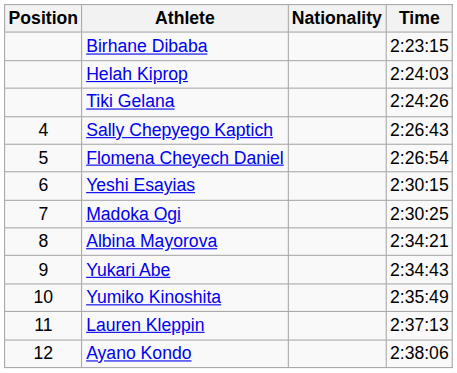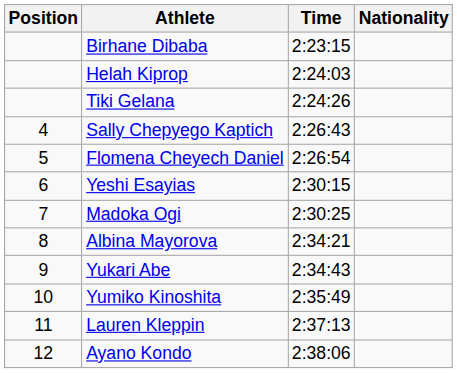columns swapped: (337, 18) <-> (419, 18)
